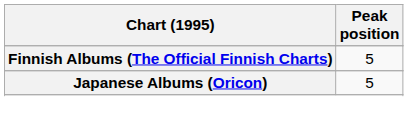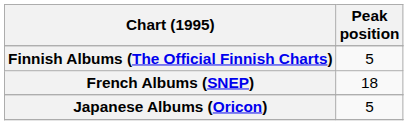+ row: (170, 82)
